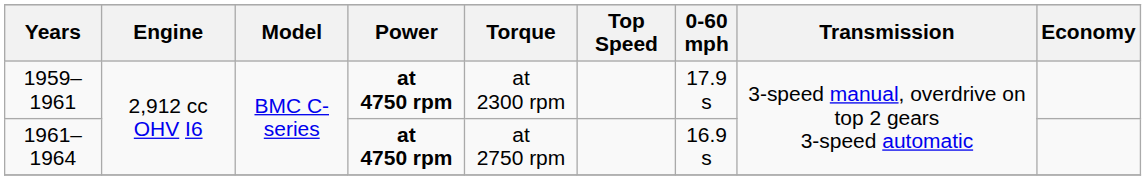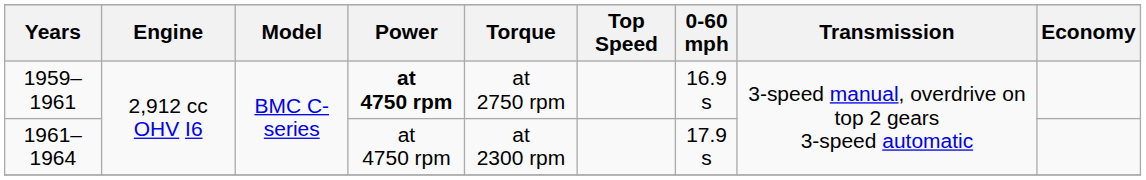(521, 89) at 2300 rpm -> (521, 89) at 2750 rpm
(707, 89) 17.9 s -> (707, 89) 16.9 s
(406, 146) bold -> (406, 146) normal
(521, 146) at 2750 rpm -> (521, 146) at 2300 rpm
(707, 146) 16.9 s -> (707, 146) 17.9 s
